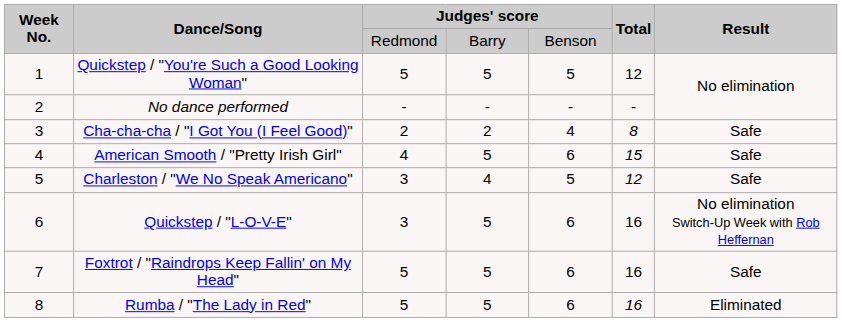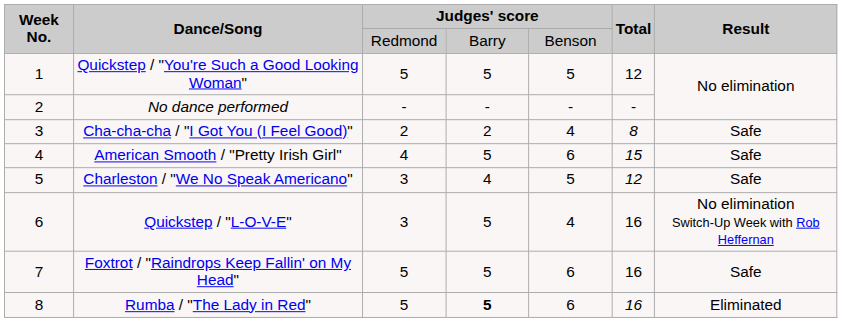(571, 221) 6 -> (571, 221) 4
(487, 305) normal -> (487, 305) bold
